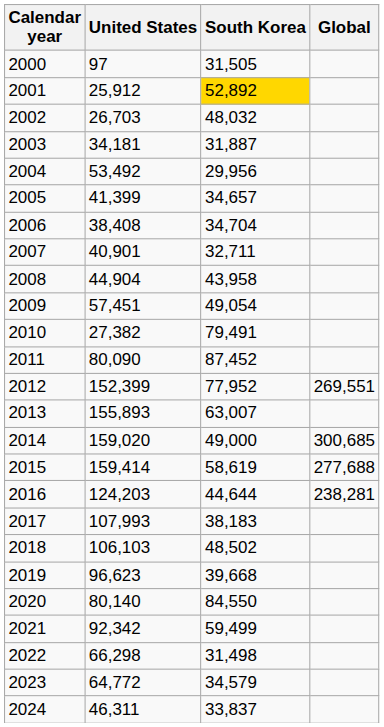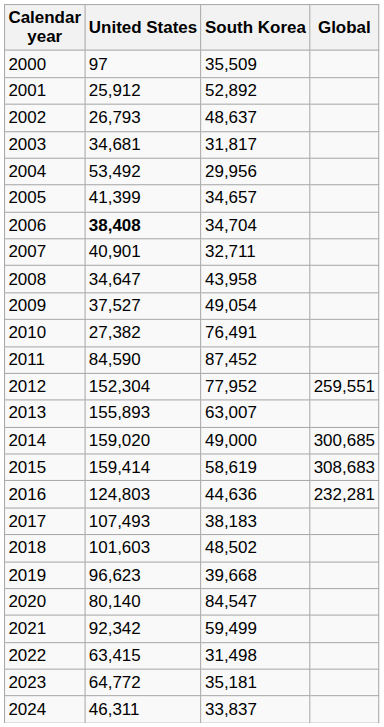(231, 63) 31,505 -> (231, 63) 35,509
(231, 90) gold background -> (231, 90) no background
(115, 117) 26,703 -> (115, 117) 26,793
(231, 117) 48,032 -> (231, 117) 48,637
(115, 144) 34,181 -> (115, 144) 34,681
(231, 144) 31,887 -> (231, 144) 31,817
(115, 225) normal -> (115, 225) bold
(115, 279) 44,904 -> (115, 279) 34,647
(115, 306) 57,451 -> (115, 306) 37,527
(231, 332) 79,491 -> (231, 332) 76,491
(115, 359) 80,090 -> (115, 359) 84,590
(119, 386) 152,399 -> (119, 386) 152,304
(344, 386) 269,551 -> (344, 386) 259,551
(344, 467) 277,688 -> (344, 467) 308,683
(119, 494) 124,203 -> (119, 494) 124,803
(231, 494) 44,644 -> (231, 494) 44,636
(344, 494) 238,281 -> (344, 494) 232,281
(119, 521) 107,993 -> (119, 521) 107,493
(119, 548) 106,103 -> (119, 548) 101,603
(231, 601) 84,550 -> (231, 601) 84,547
(115, 655) 66,298 -> (115, 655) 63,415
(231, 682) 34,579 -> (231, 682) 35,181
